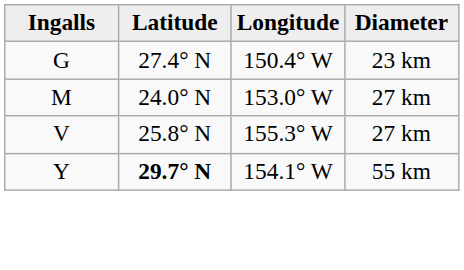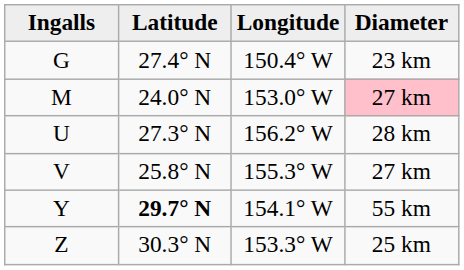(401, 97) no background -> (401, 97) pink background
+ row: (61, 134)
+ row: (61, 245)
